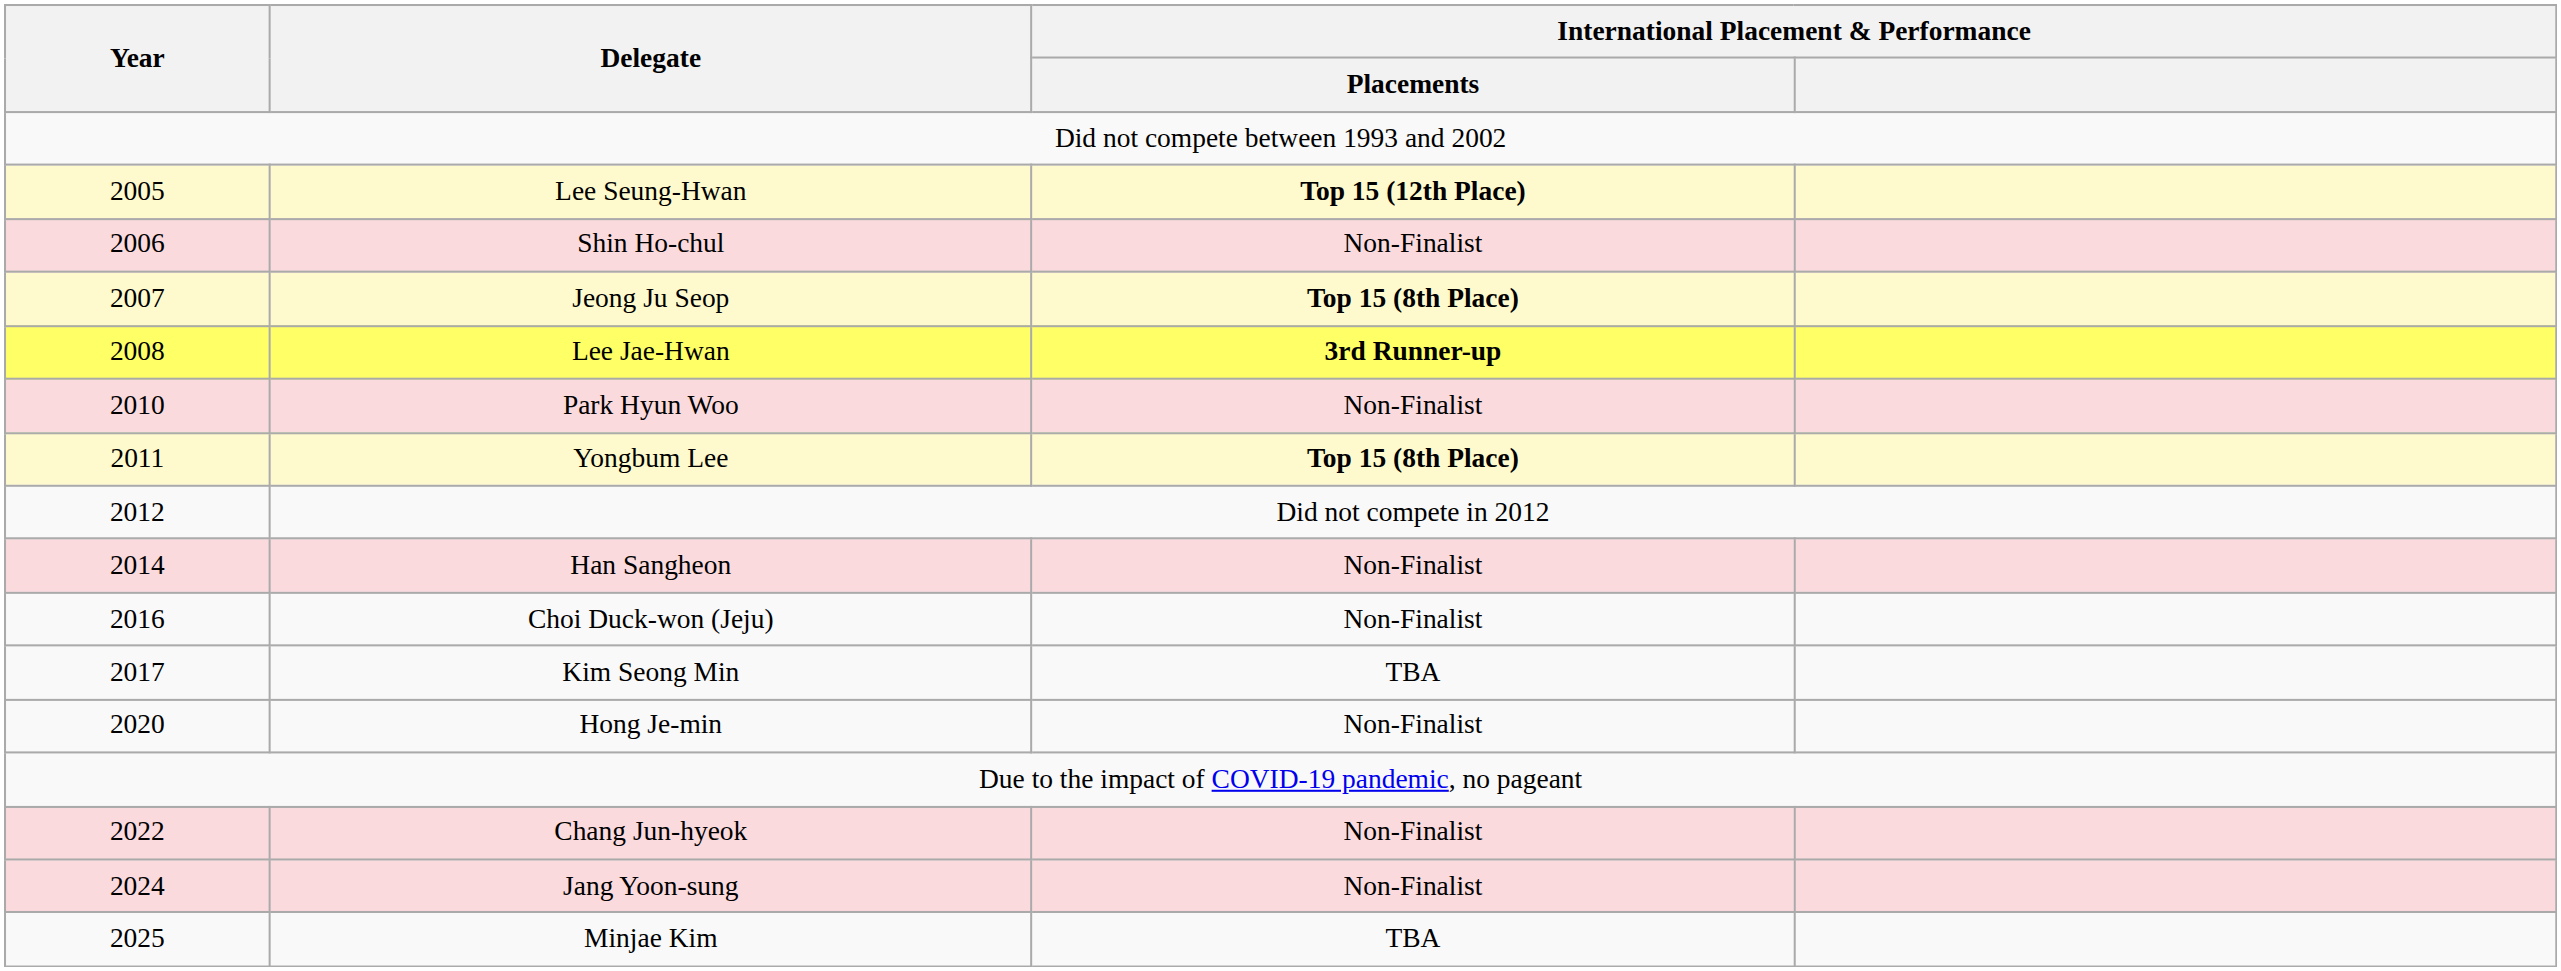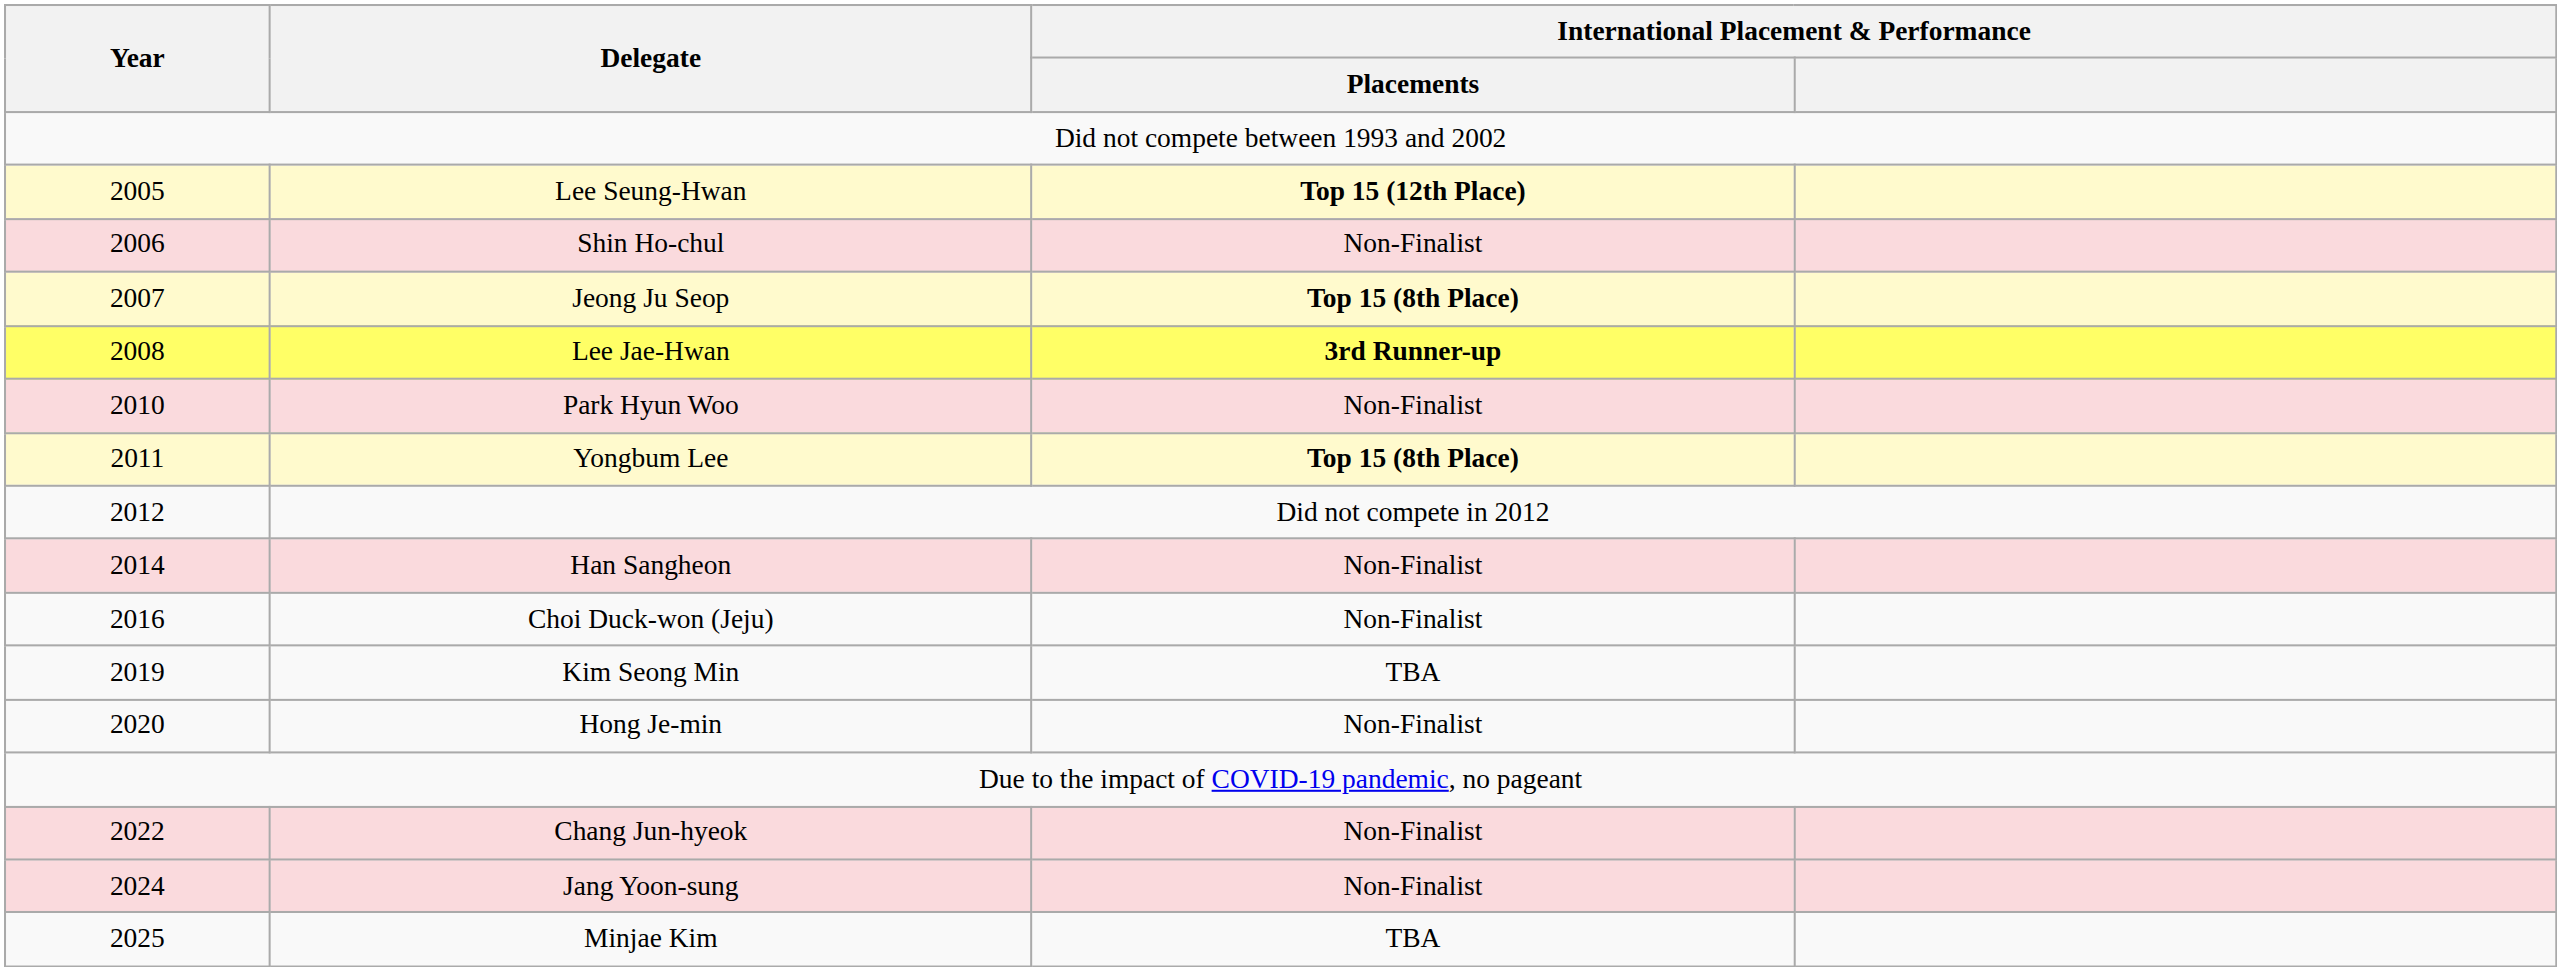(137, 671) 2017 -> (137, 671) 2019
